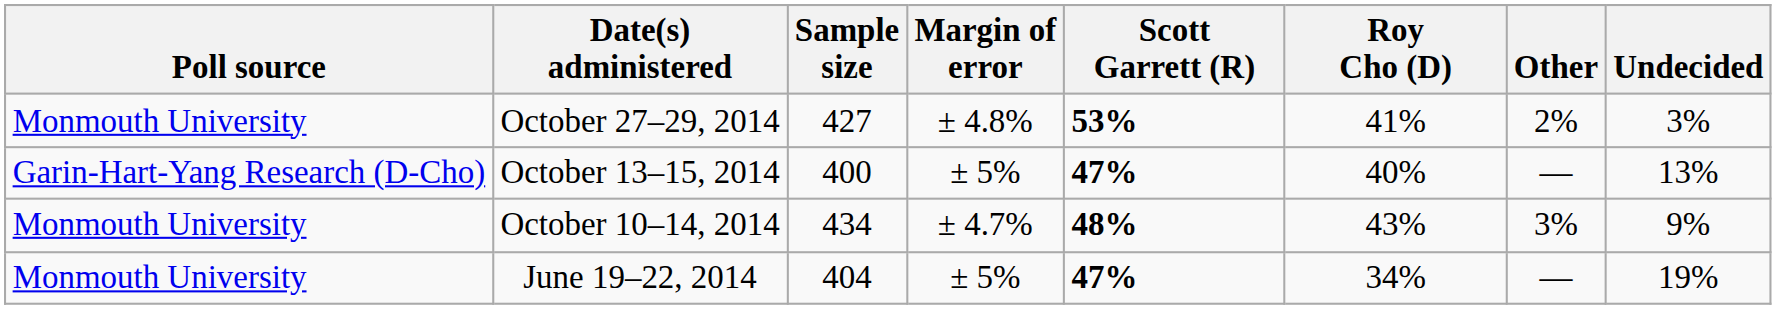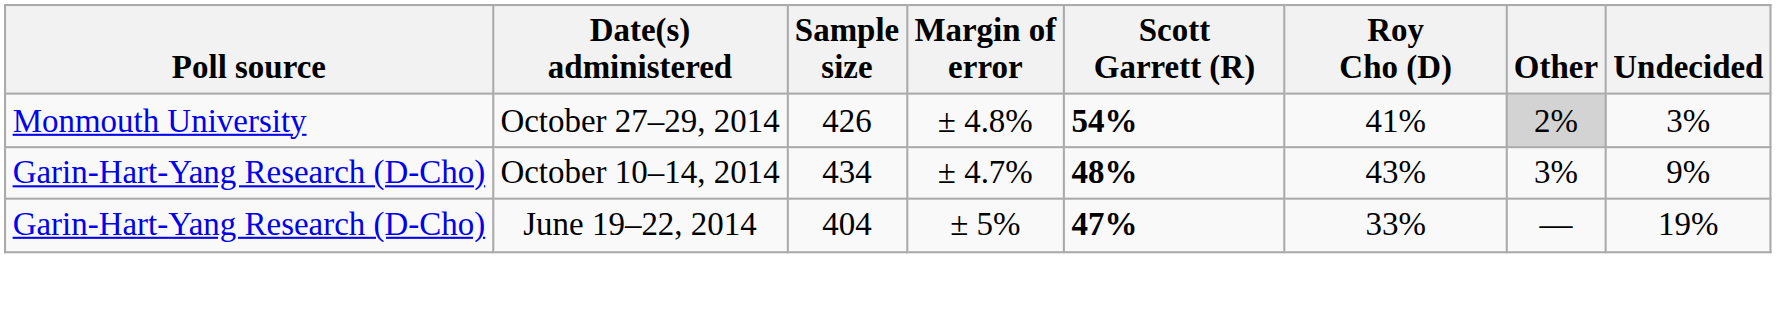(847, 119) 427 -> (847, 119) 426
(1104, 119) 53% -> (1104, 119) 54%
(1556, 119) no background -> (1556, 119) lightgrey background
- row: (640, 172)
(160, 224) Monmouth University -> (249, 172) Garin-Hart-Yang Research (D-Cho)
(160, 276) Monmouth University -> (249, 224) Garin-Hart-Yang Research (D-Cho)
(1396, 276) 34% -> (1396, 224) 33%
